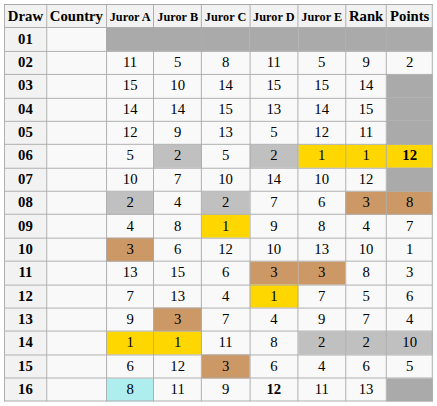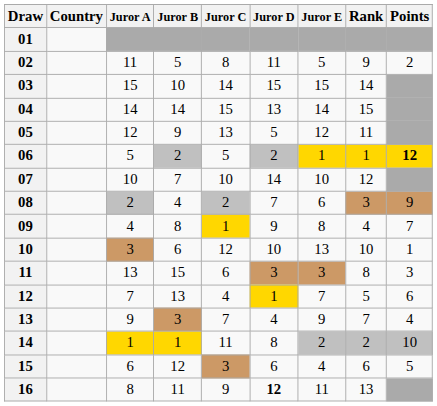(410, 202) 8 -> (410, 202) 9
(130, 389) paleturquoise background -> (130, 389) no background
